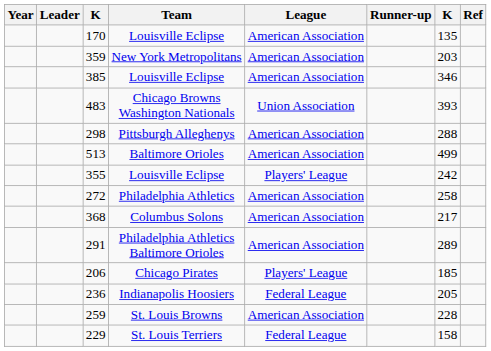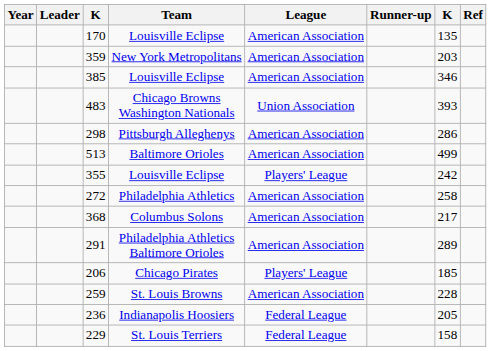(447, 133) 288 -> (447, 133) 286
rows swapped: (96, 314) <-> (96, 294)
